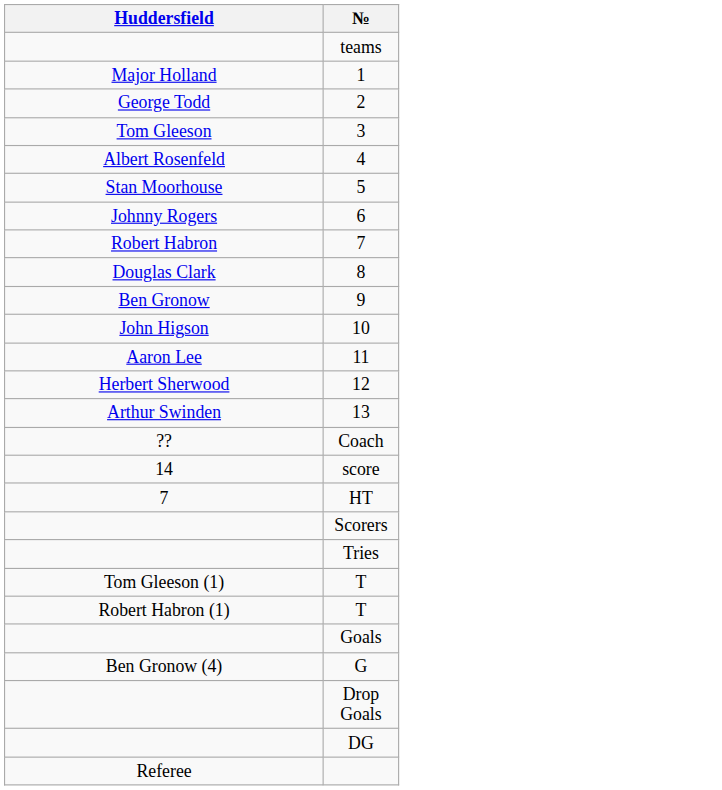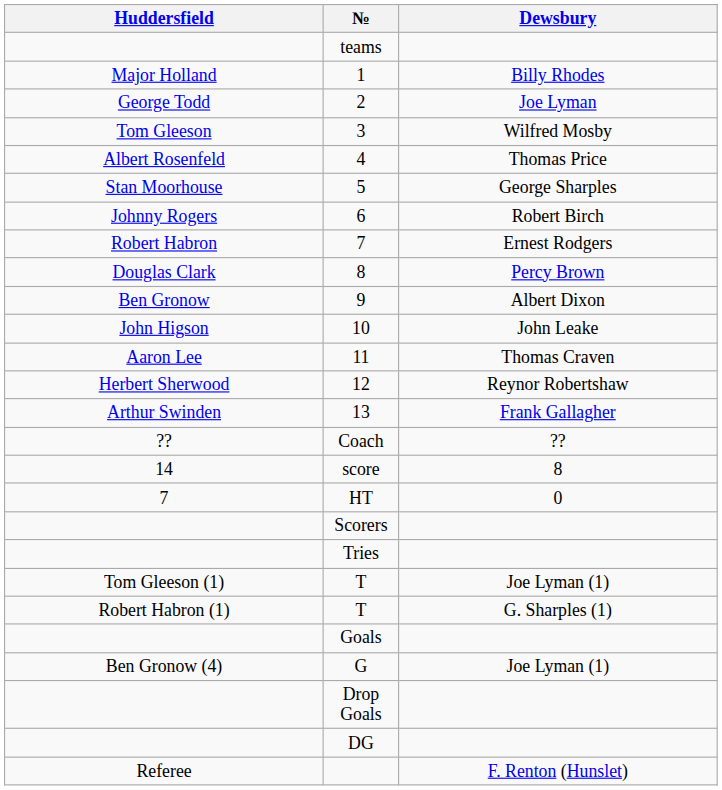+ column: (558, 18)
